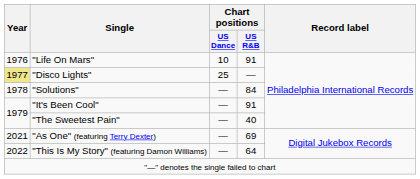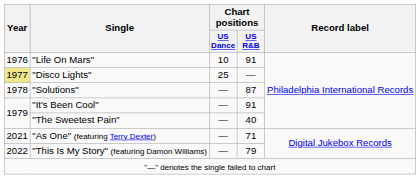(251, 90) 84 -> (251, 90) 87
(251, 136) 69 -> (251, 136) 71
(251, 151) 64 -> (251, 151) 79
